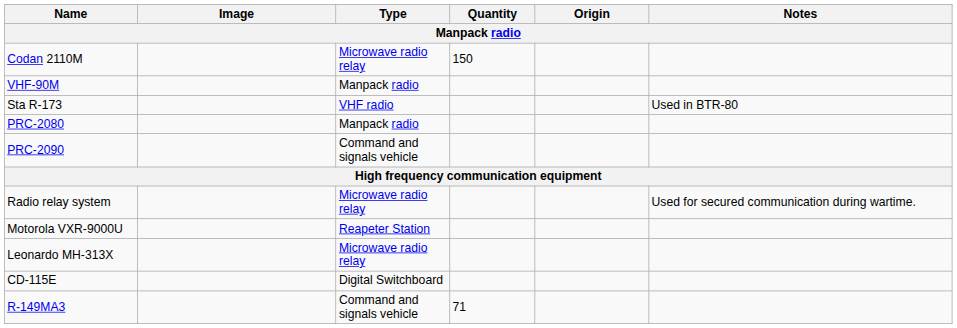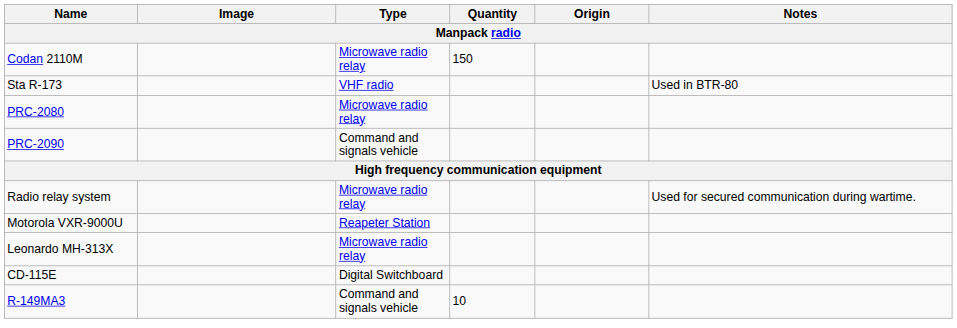- row: (33, 85)
(379, 124) Manpack radio -> (383, 111) Microwave radio relay
(459, 307) 71 -> (459, 301) 10
